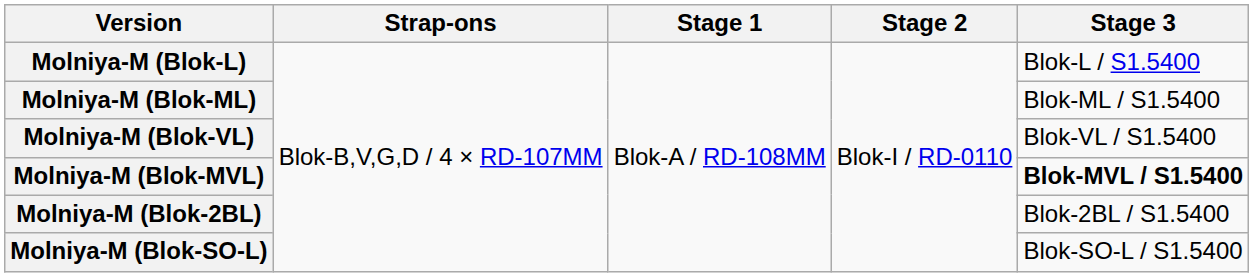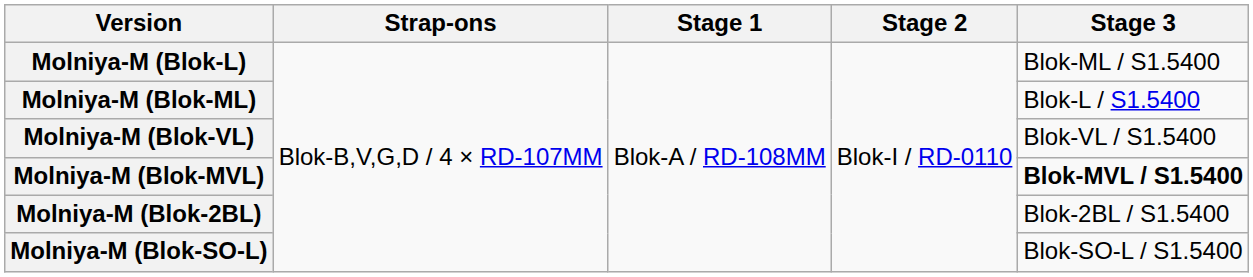(1112, 61) Blok-L / S1.5400 -> (1122, 61) Blok-ML / S1.5400
(1122, 99) Blok-ML / S1.5400 -> (1112, 99) Blok-L / S1.5400
